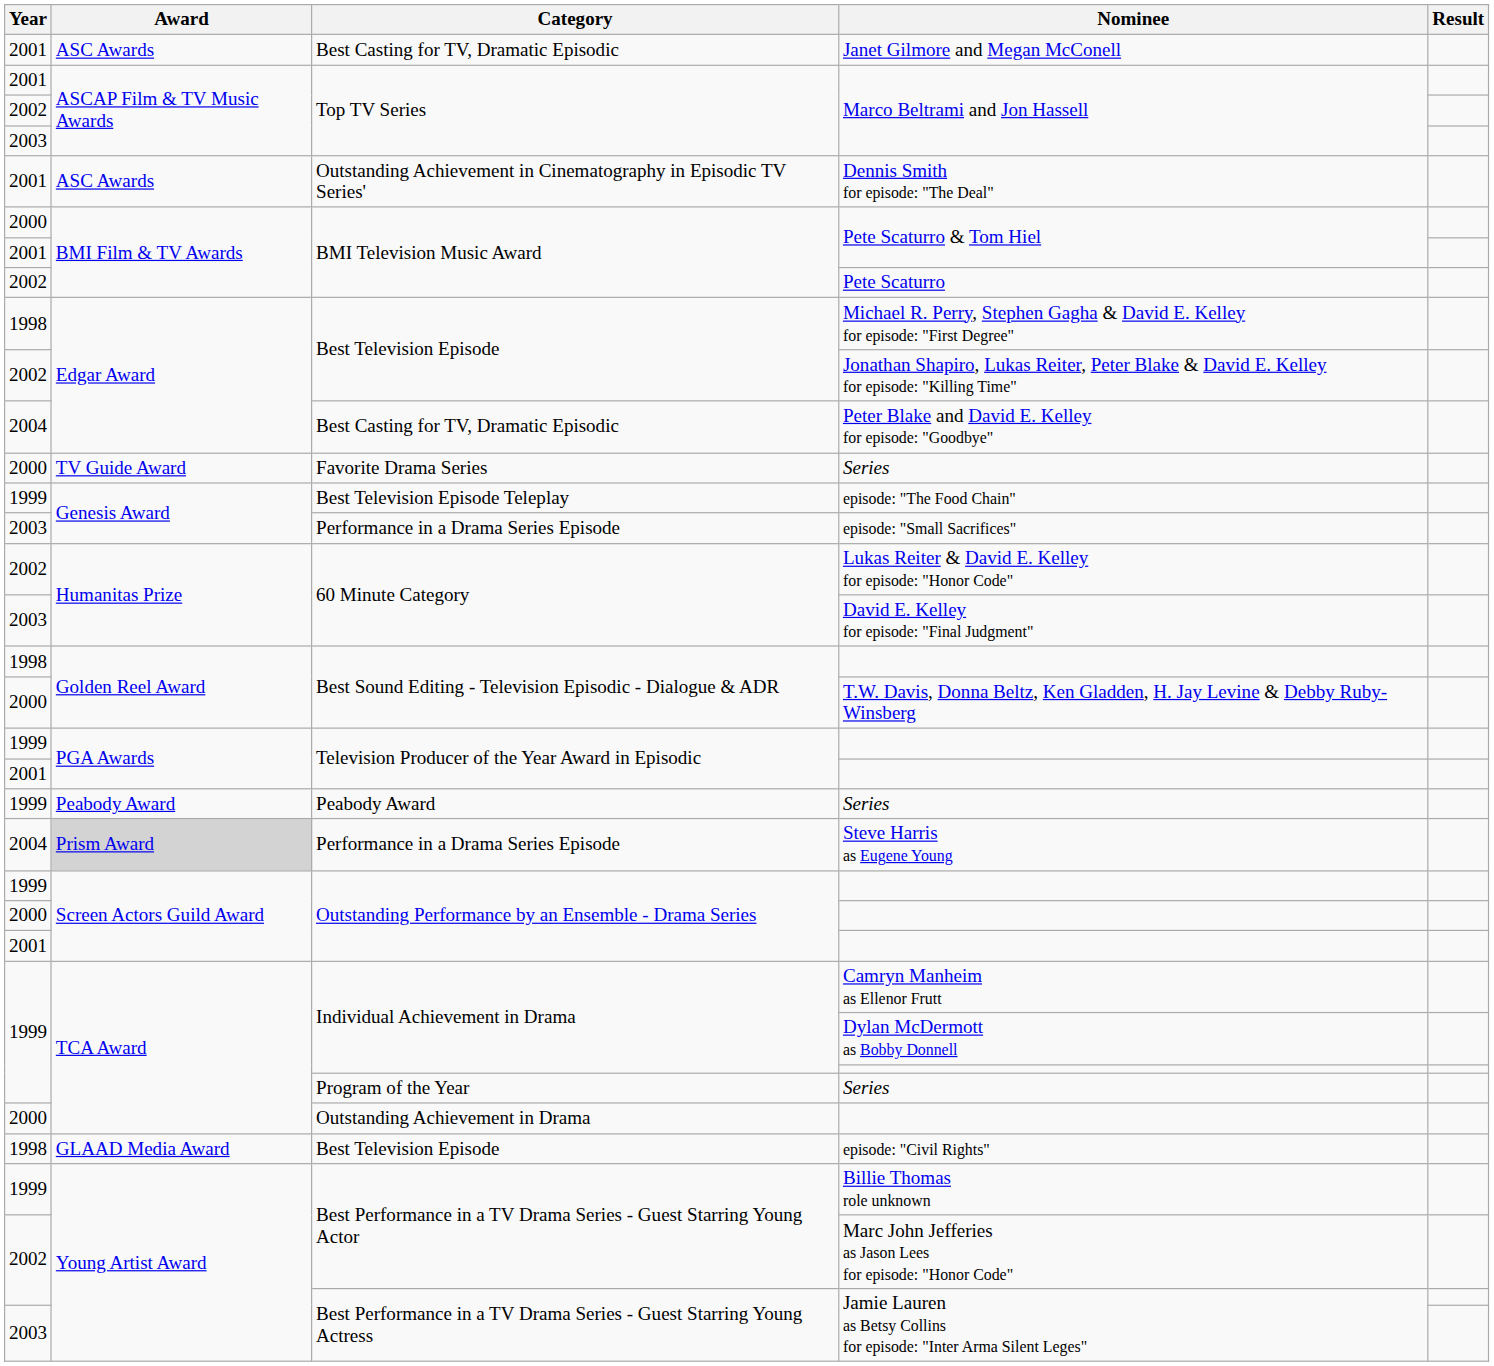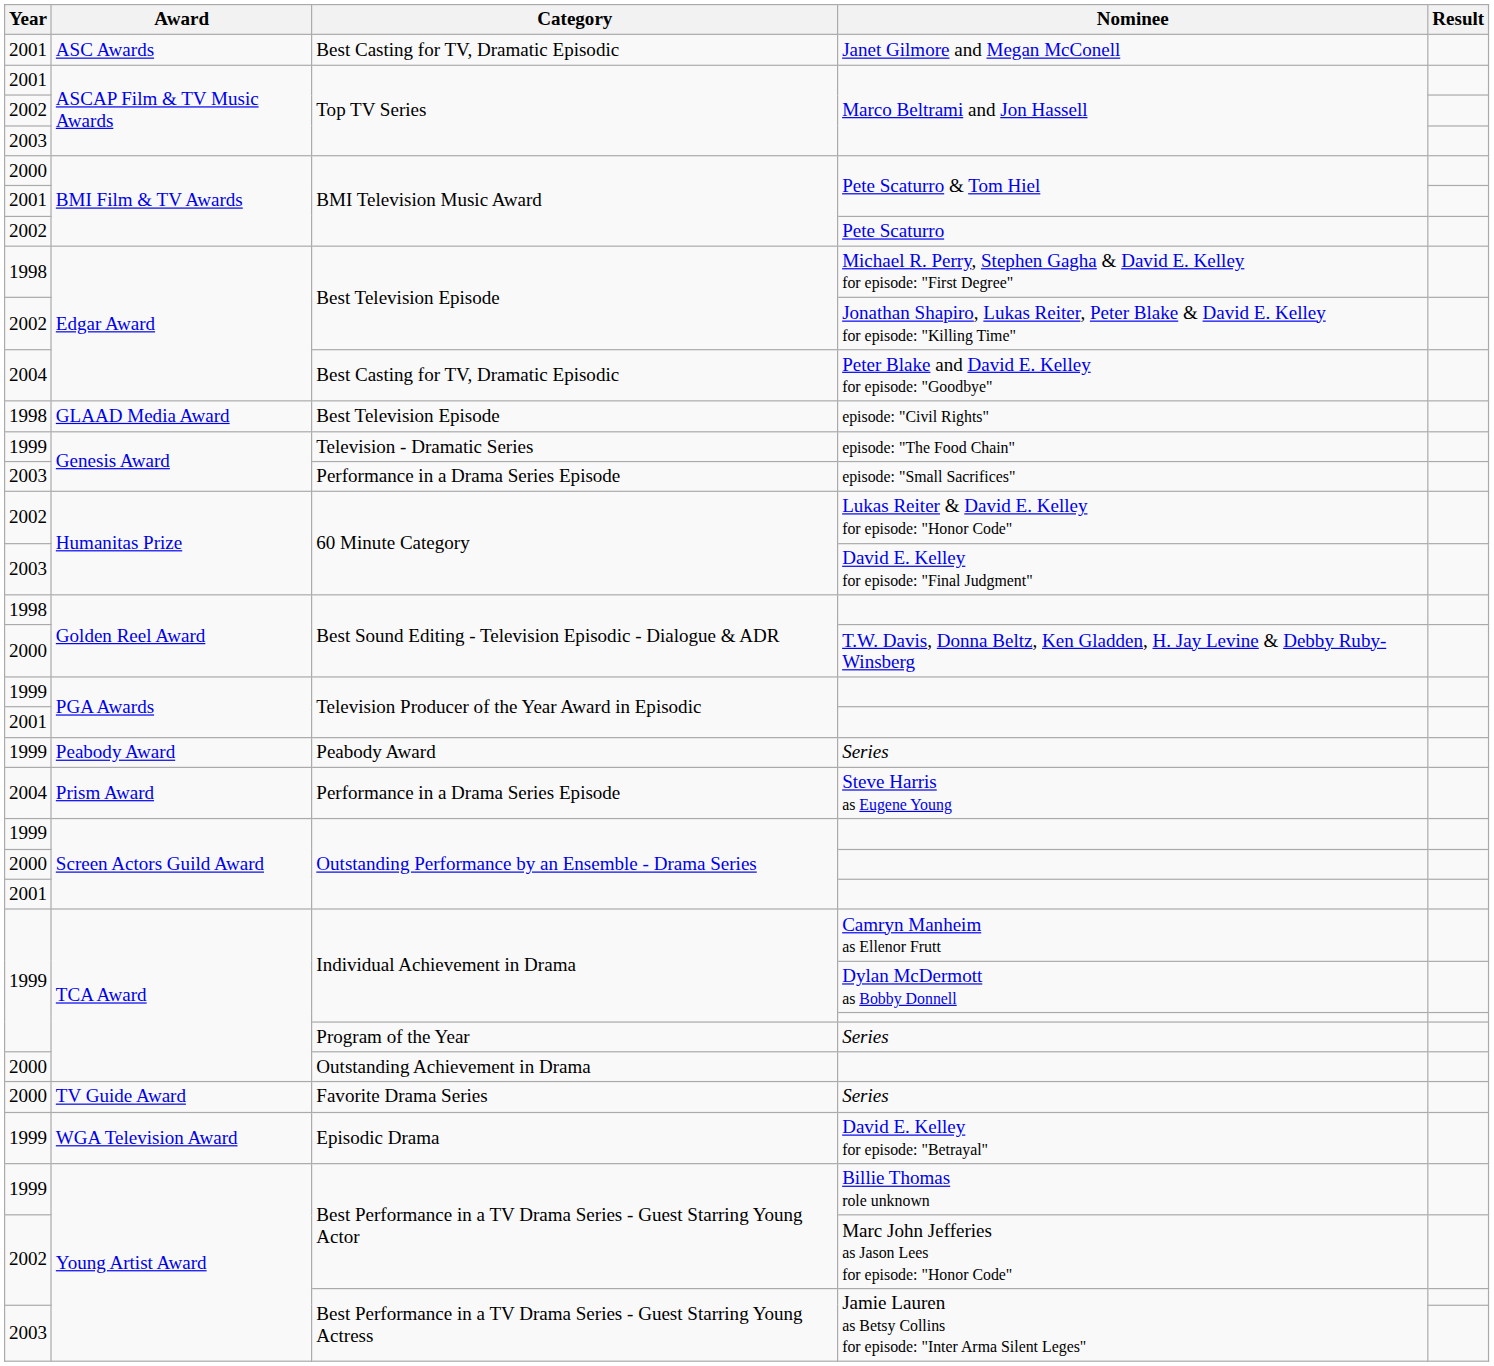- row: (28, 181)
rows swapped: (28, 1148) <-> (28, 467)
(443, 497) Best Television Episode Teleplay -> (425, 446) Television - Dramatic Series
(105, 844) lightgrey background -> (105, 792) no background
+ row: (28, 1137)
